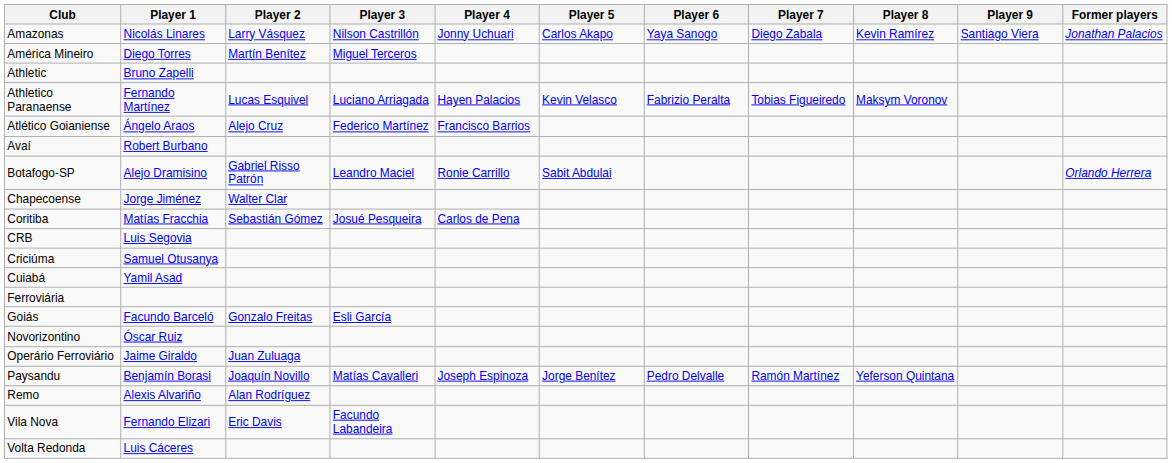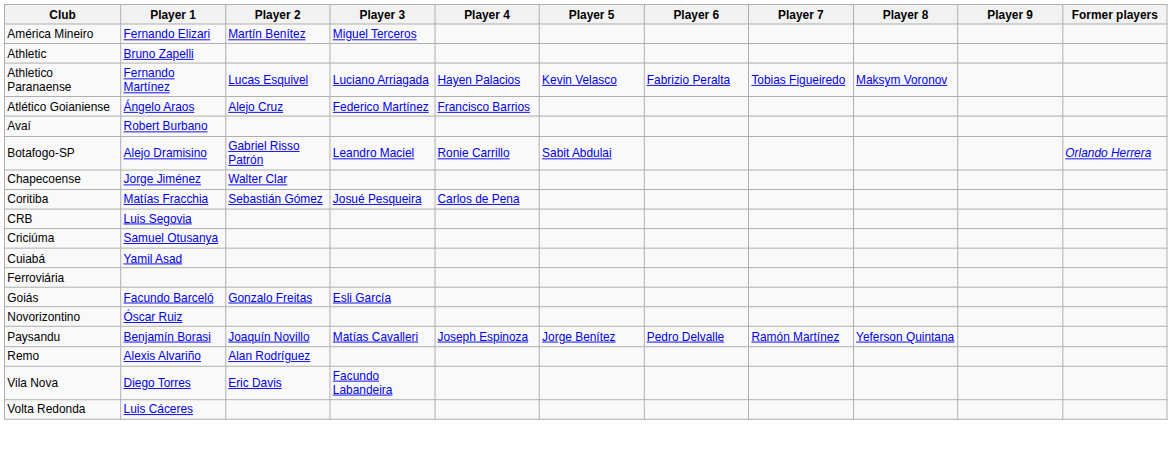- row: (35, 34)
(157, 53) Diego Torres -> (167, 34) Fernando Elizari
- row: (61, 356)
(167, 422) Fernando Elizari -> (157, 382) Diego Torres
